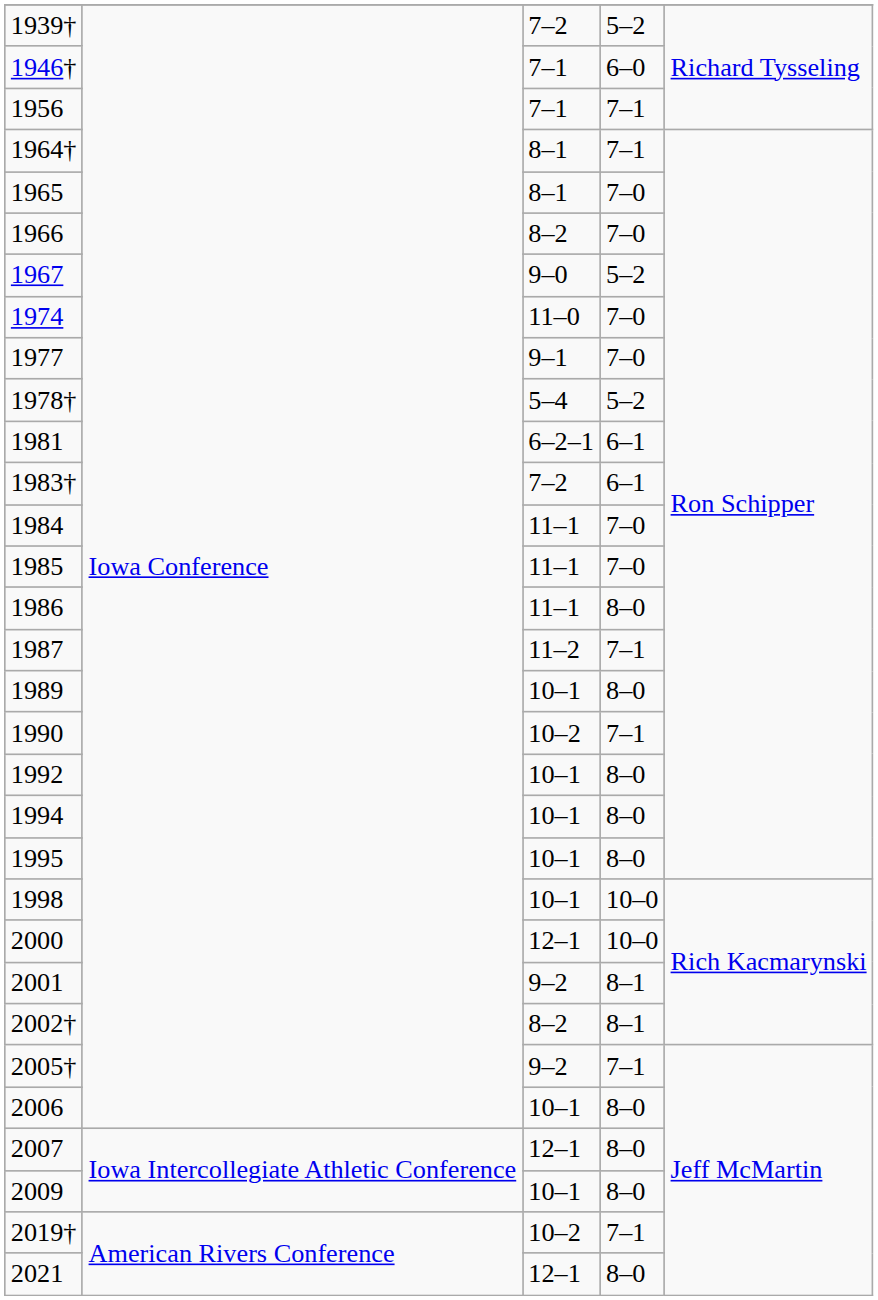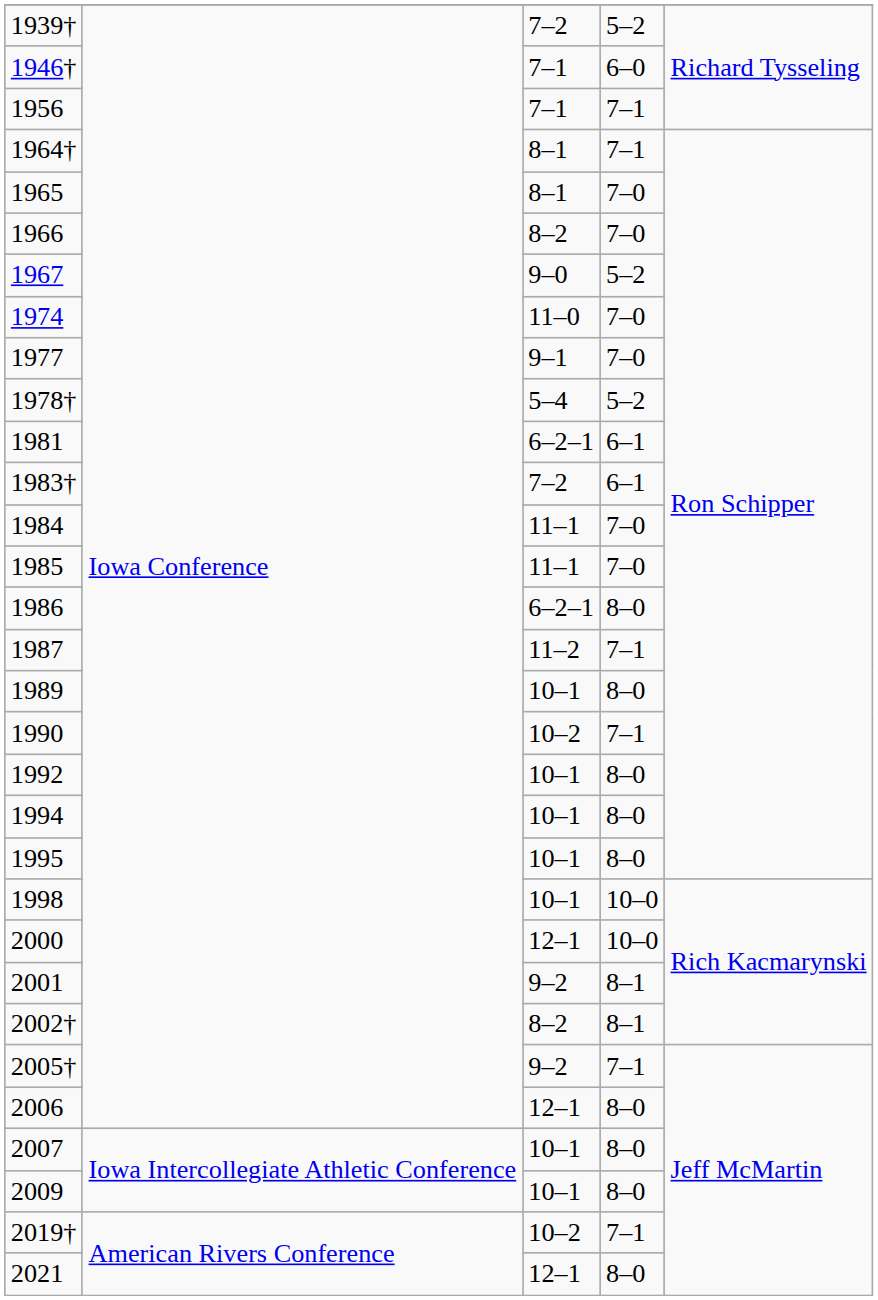(554, 607) 11–1 -> (561, 607) 6–2–1
(555, 1107) 10–1 -> (555, 1107) 12–1
(555, 1148) 12–1 -> (555, 1148) 10–1
